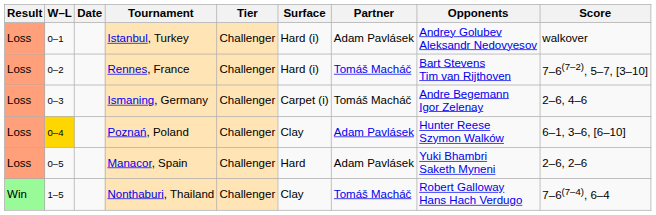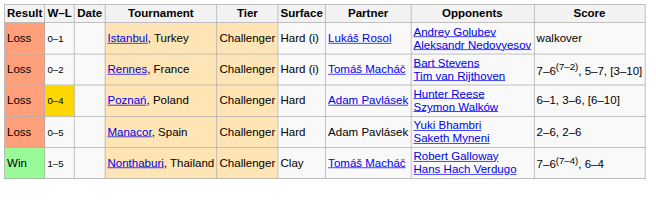(374, 38) Adam Pavlásek -> (360, 38) Lukáš Rosol
- row: (158, 100)
(292, 132) Clay -> (293, 100) Hard
